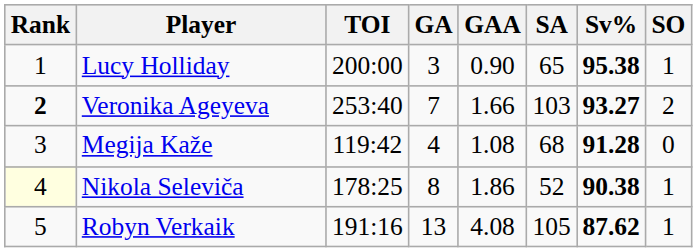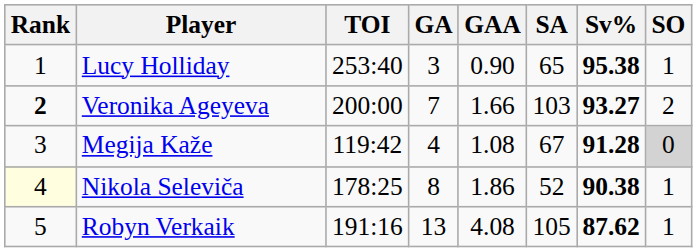(367, 65) 200:00 -> (367, 65) 253:40
(367, 105) 253:40 -> (367, 105) 200:00
(552, 145) 68 -> (552, 145) 67
(668, 145) no background -> (668, 145) lightgrey background
